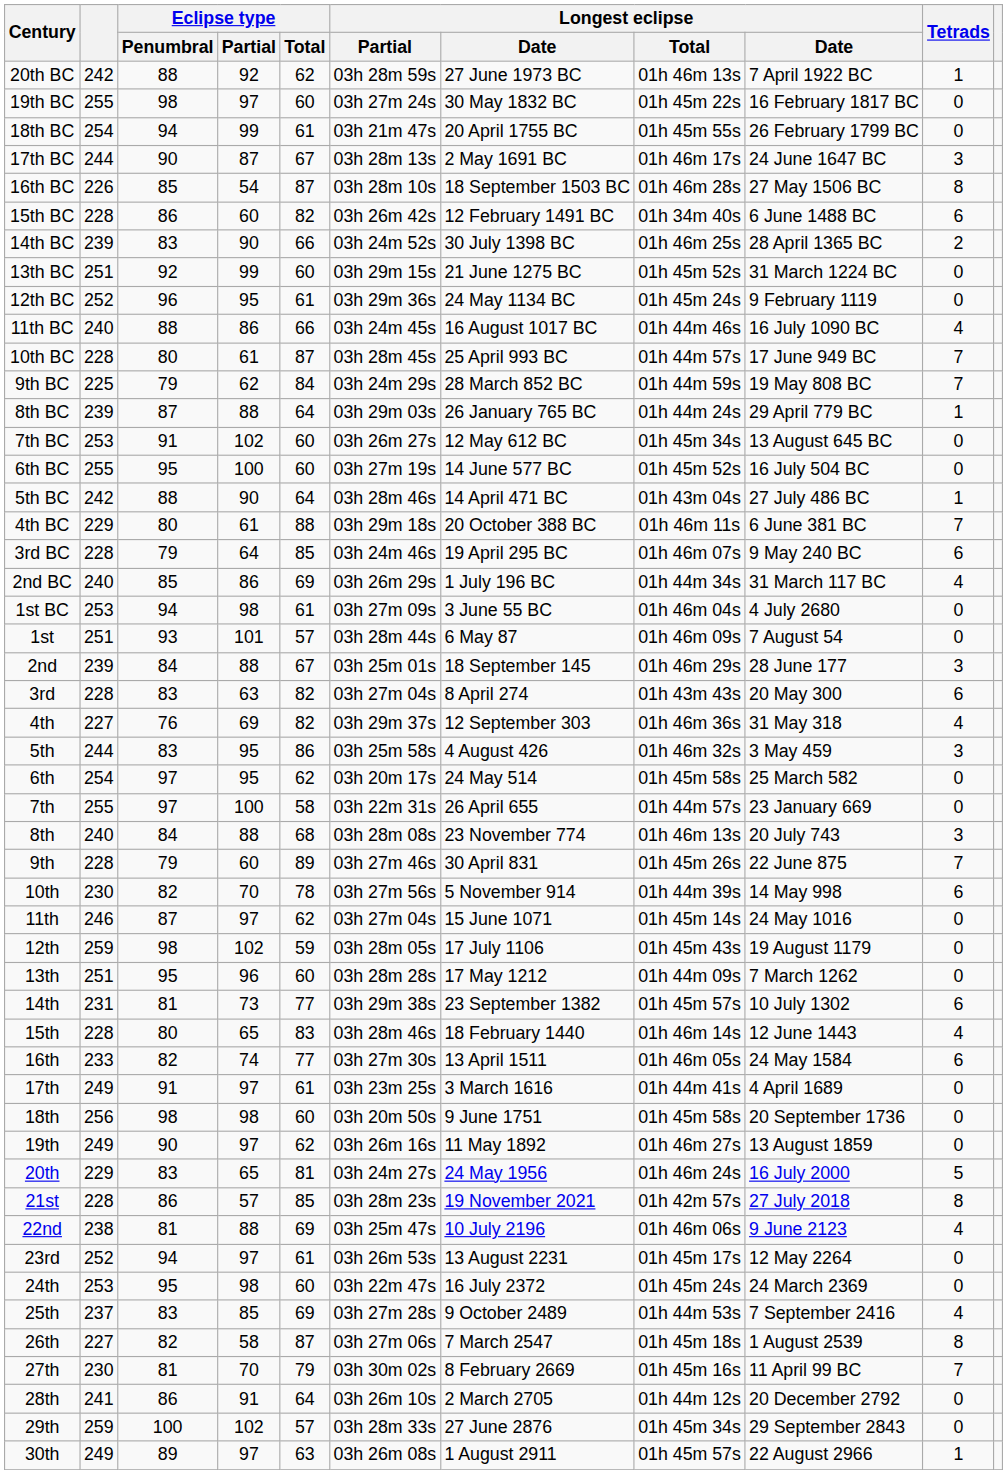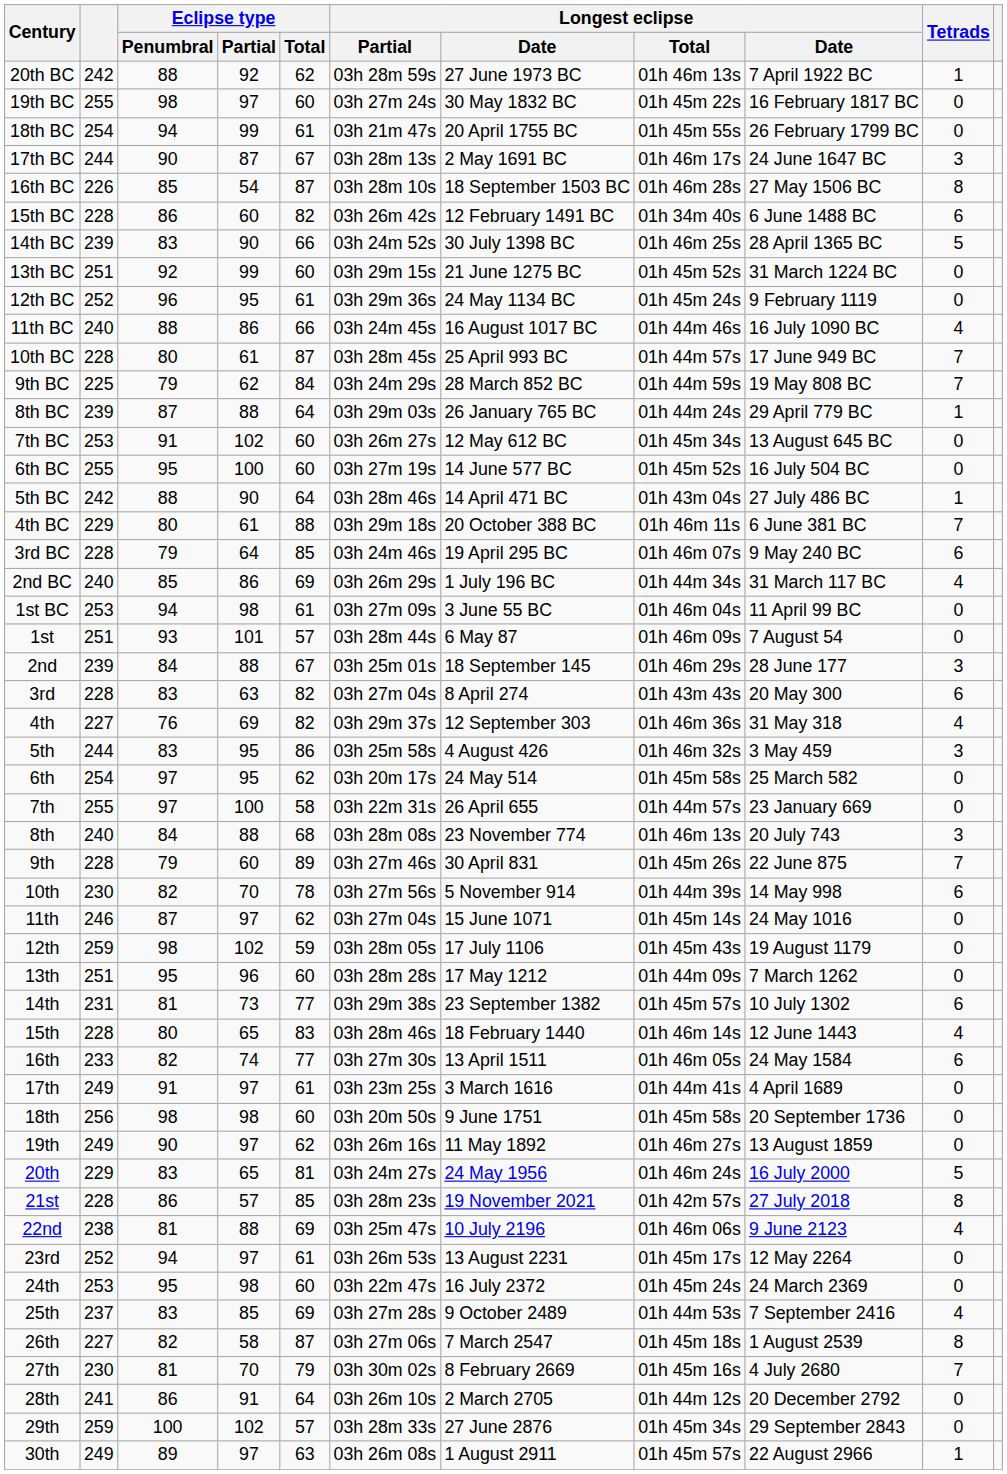(958, 243) 2 -> (958, 243) 5
(794, 610) 4 July 2680 -> (805, 610) 11 April 99 BC
(805, 1370) 11 April 99 BC -> (794, 1370) 4 July 2680
